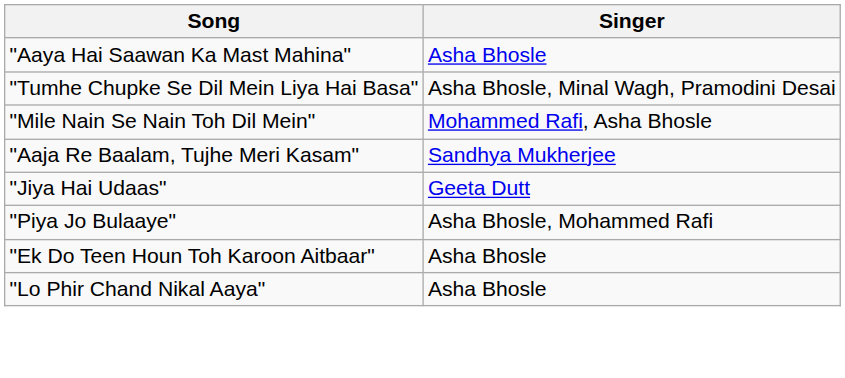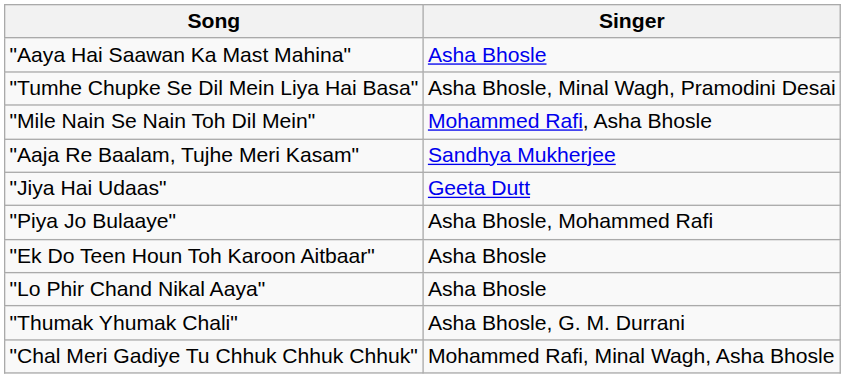+ row: (124, 322)
+ row: (214, 356)
